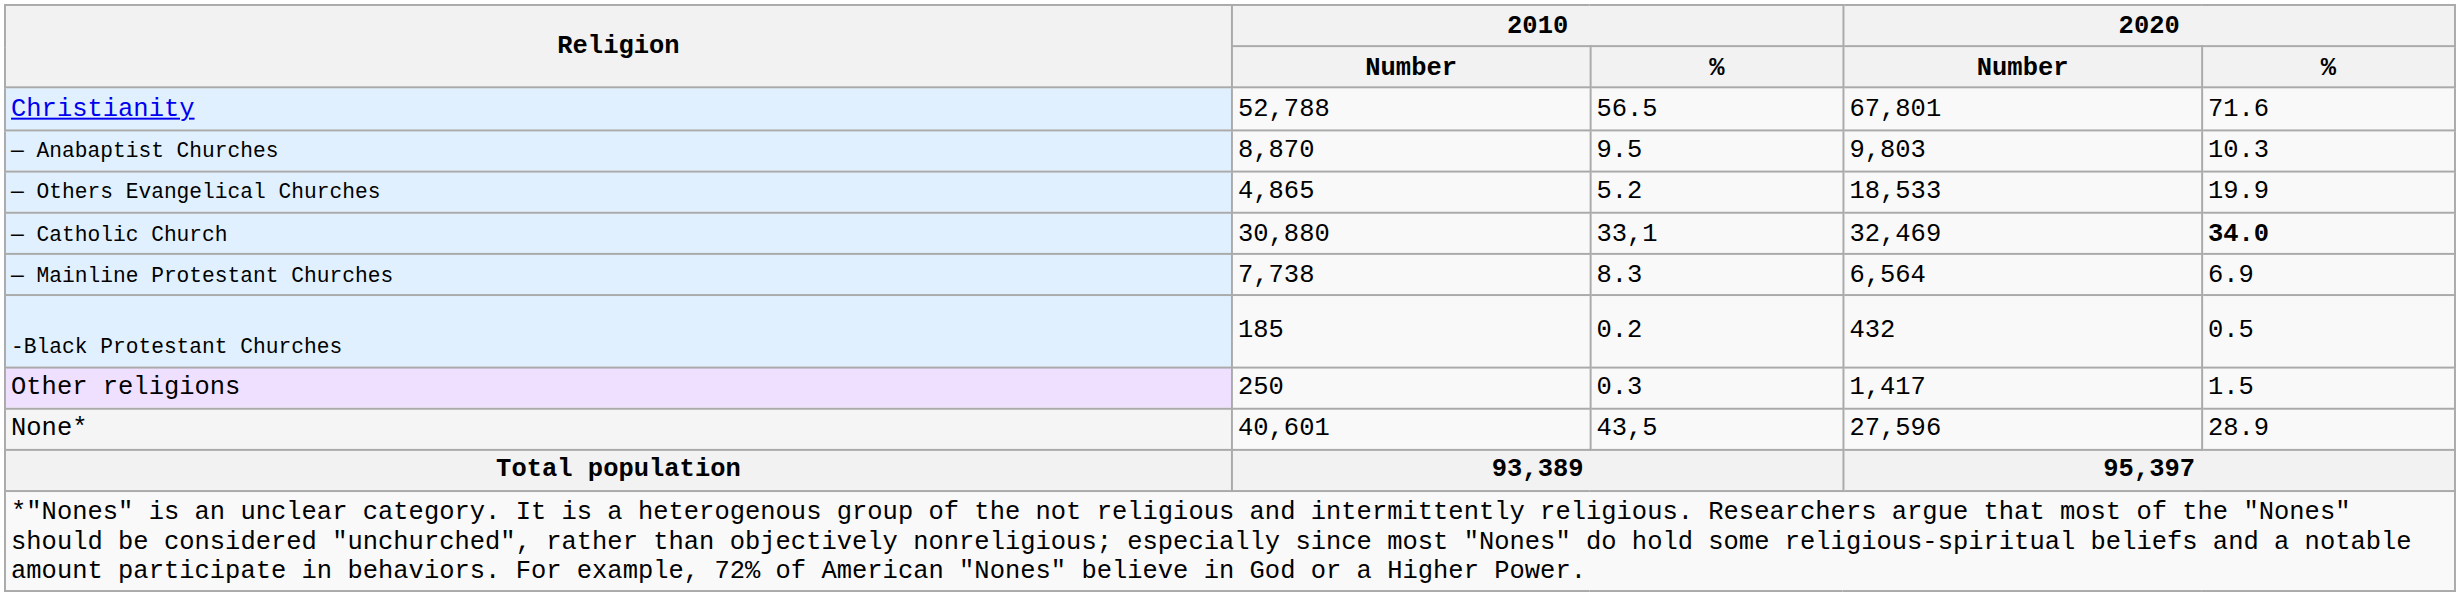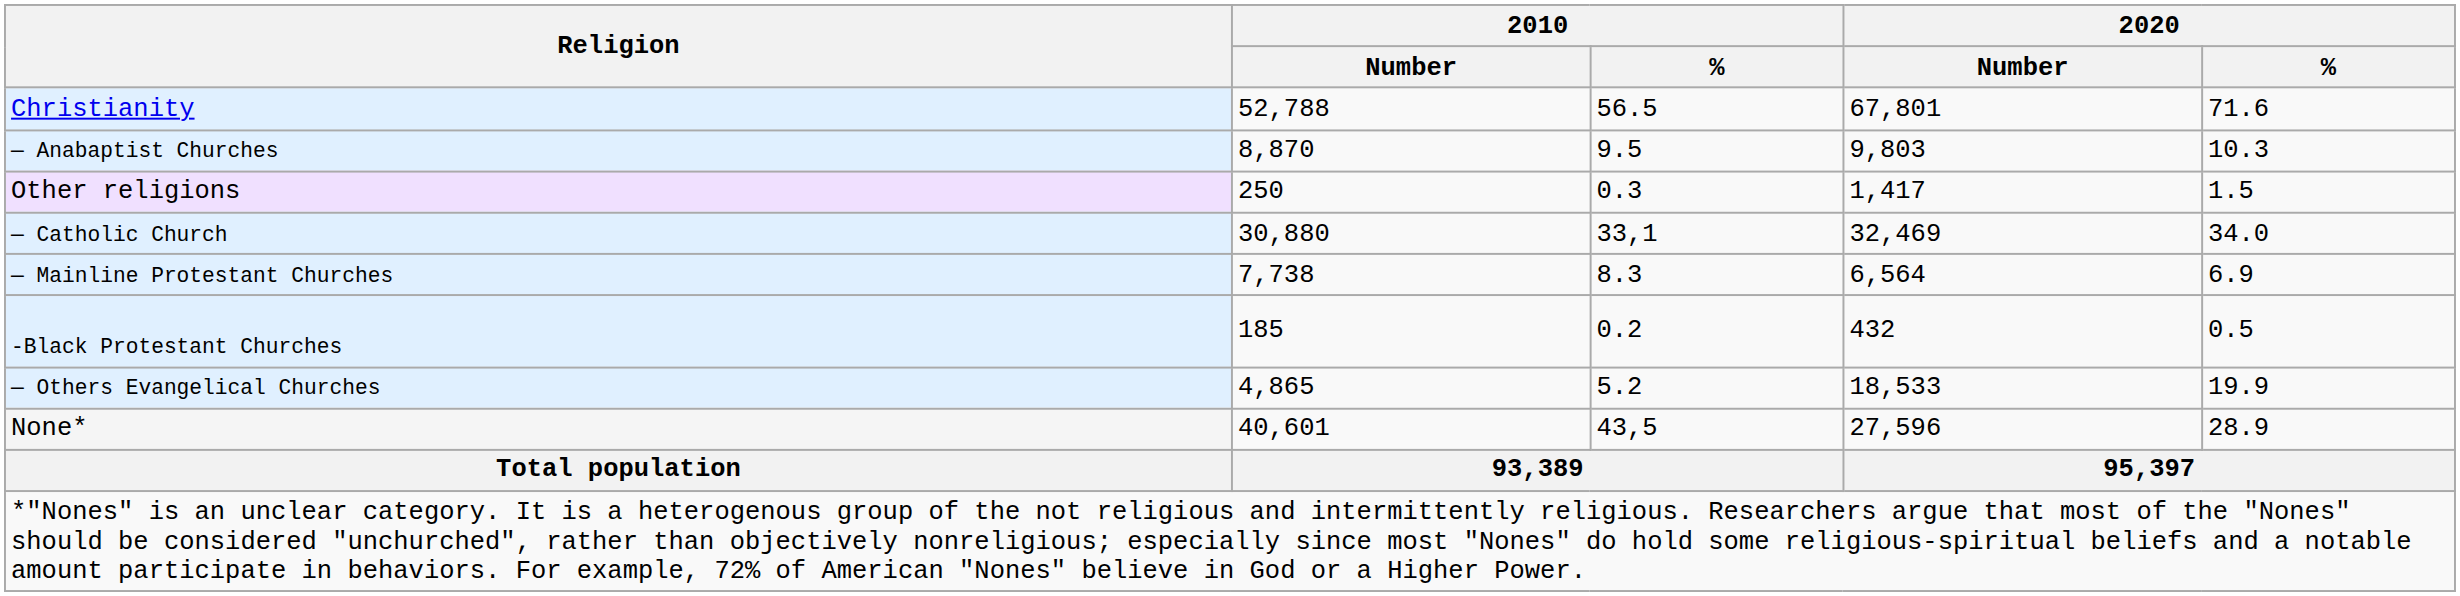rows swapped: (196, 193) <-> (126, 387)
(2239, 233) bold -> (2239, 233) normal
